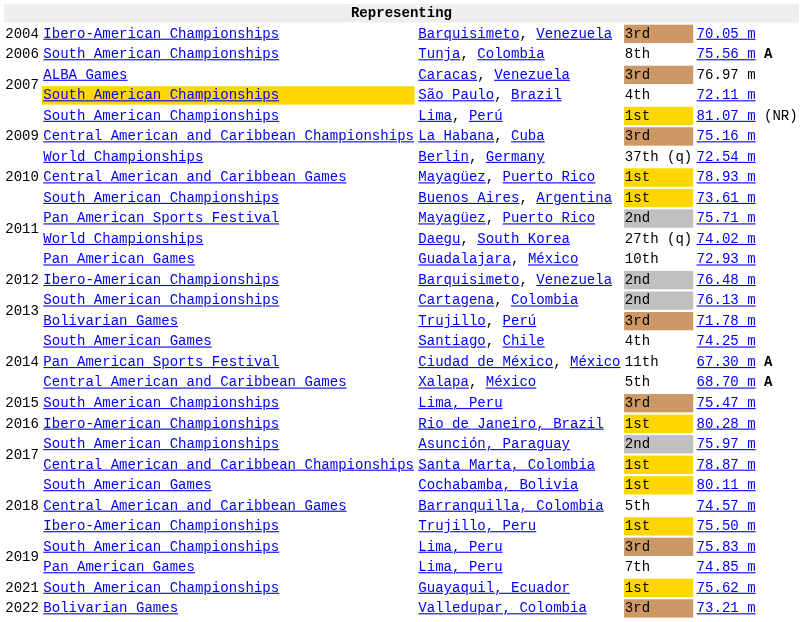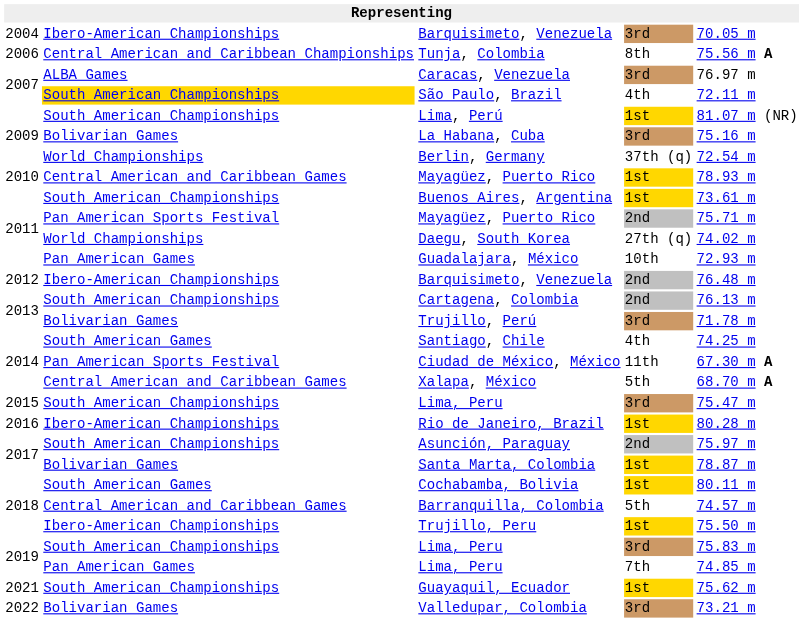(161, 54) South American Championships -> (229, 54) Central American and Caribbean Championships
(229, 136) Central American and Caribbean Championships -> (111, 136) Bolivarian Games
(229, 465) Central American and Caribbean Championships -> (111, 465) Bolivarian Games
